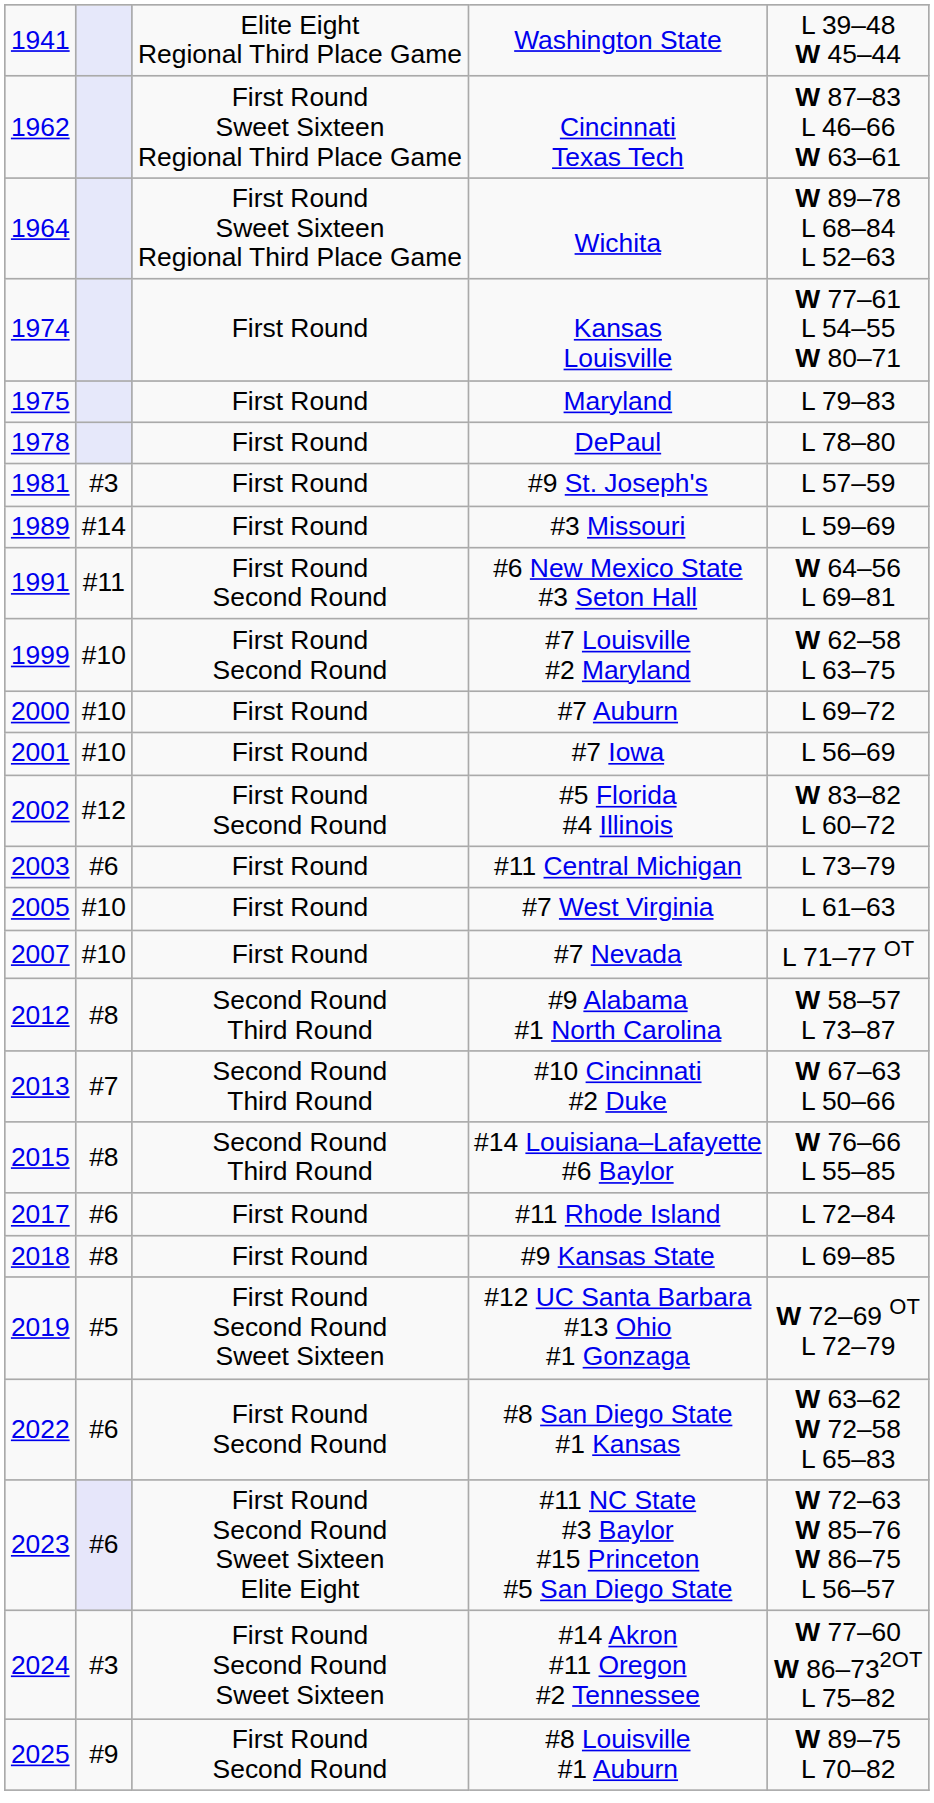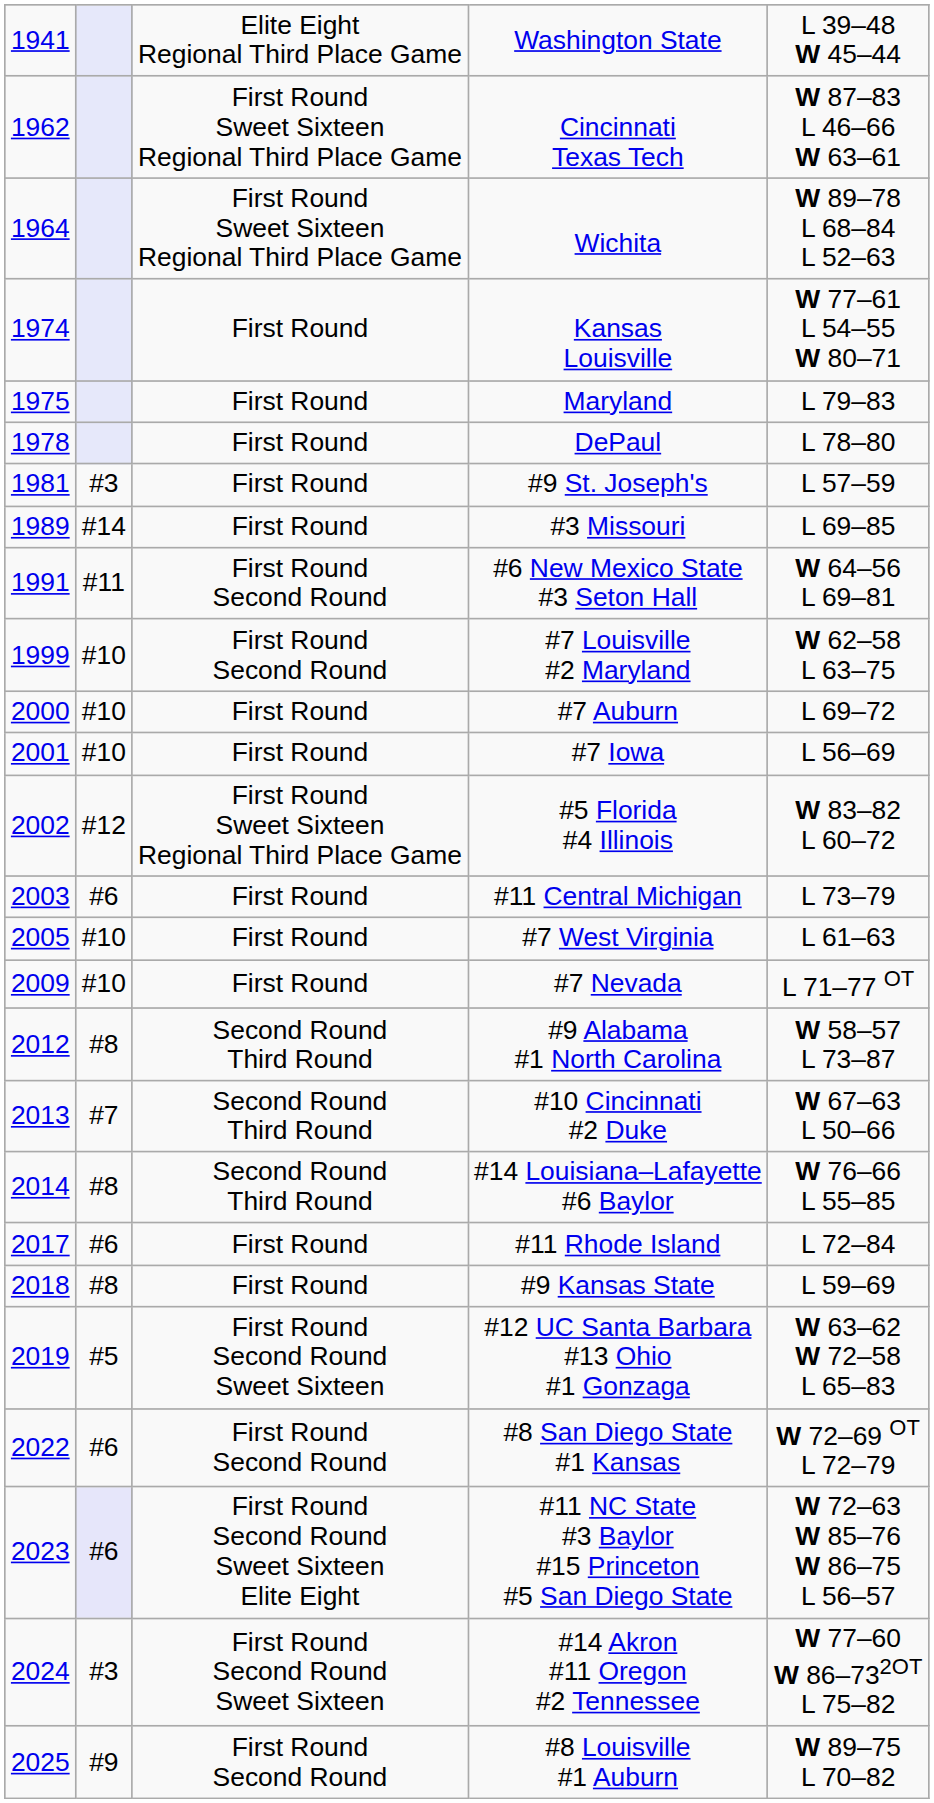(848, 526) L 59–69 -> (848, 526) L 69–85
(300, 810) First Round Second Round -> (300, 824) First Round Sweet Sixteen Regional Third Place Game
(40, 954) 2007 -> (40, 983) 2009
(40, 1157) 2015 -> (40, 1187) 2014
(848, 1256) L 69–85 -> (848, 1285) L 59–69
(848, 1327) W 72–69 OT L 72–79 -> (848, 1357) W 63–62 W 72–58 L 65–83
(848, 1428) W 63–62 W 72–58 L 65–83 -> (848, 1447) W 72–69 OT L 72–79
